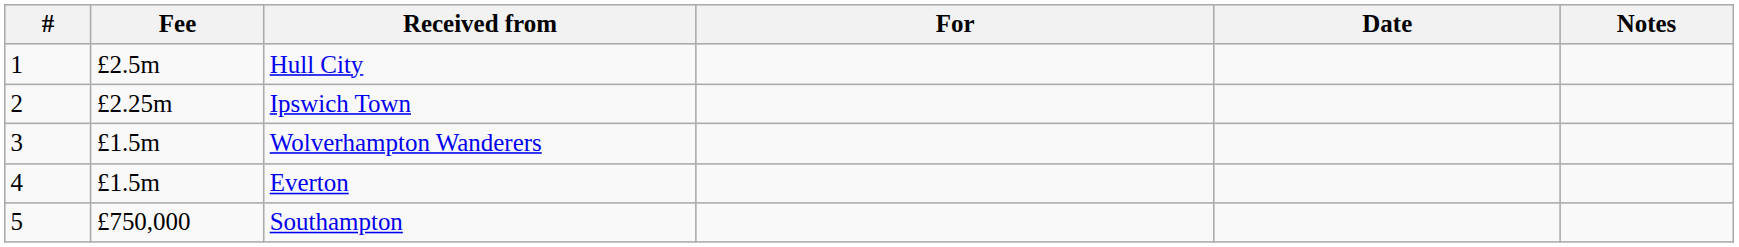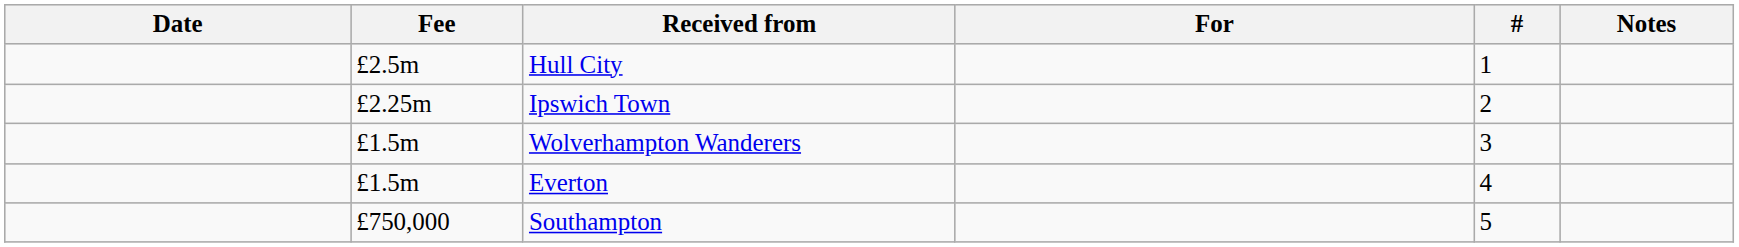columns swapped: (48, 24) <-> (1387, 24)
